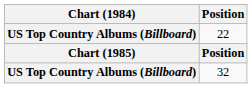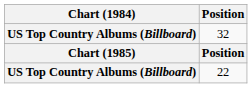rows swapped: (223, 72) <-> (223, 33)
